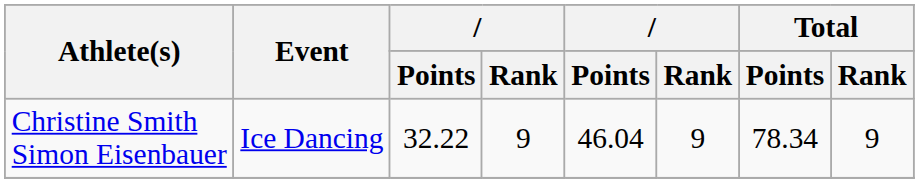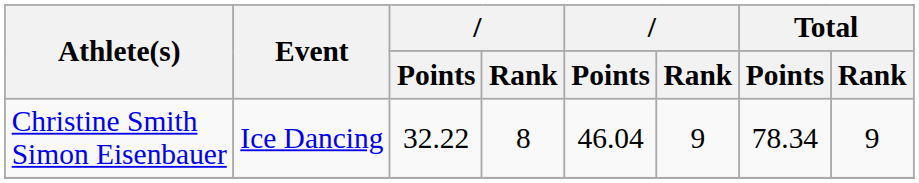(523, 137) 9 -> (523, 137) 8
